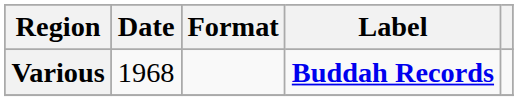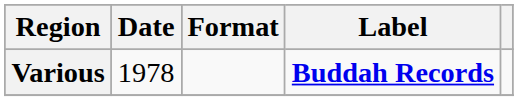(146, 71) 1968 -> (146, 71) 1978
